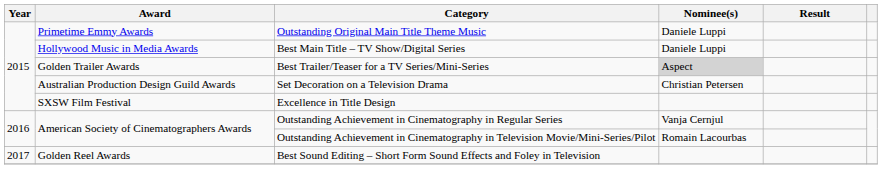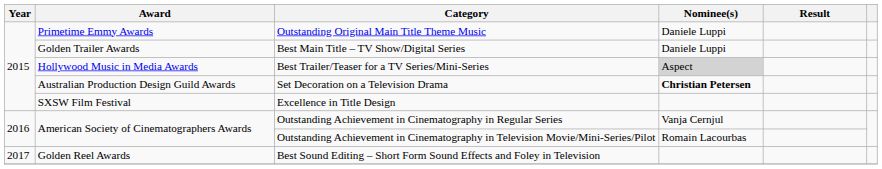(118, 48) Hollywood Music in Media Awards -> (89, 48) Golden Trailer Awards
(89, 66) Golden Trailer Awards -> (118, 66) Hollywood Music in Media Awards
(702, 84) normal -> (706, 84) bold
